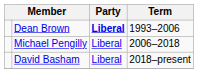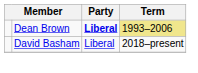(155, 28) no background -> (147, 28) khaki background
- row: (51, 44)
